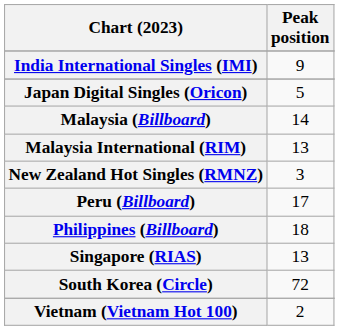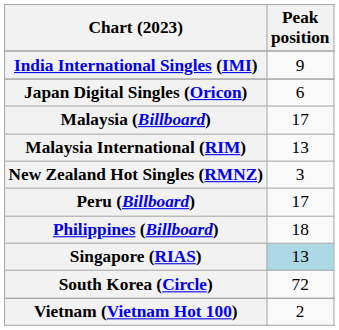(300, 92) 5 -> (300, 92) 6
(300, 119) 14 -> (300, 119) 17
(300, 256) no background -> (300, 256) lightblue background
